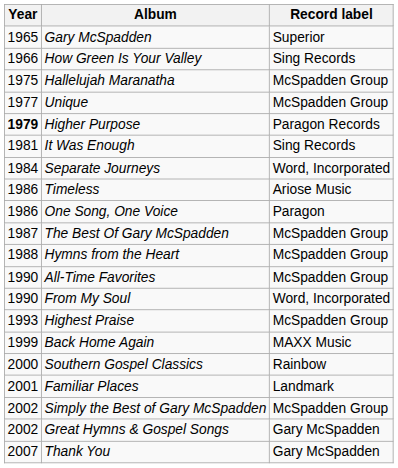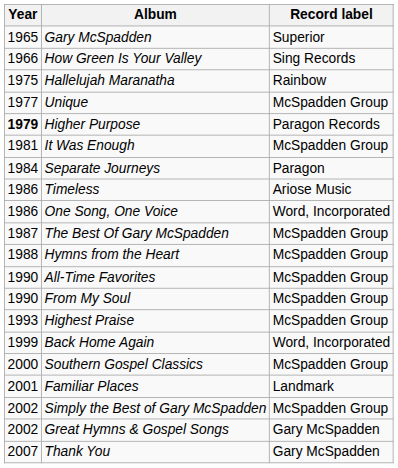(330, 80) McSpadden Group -> (299, 80) Rainbow
(314, 146) Sing Records -> (330, 146) McSpadden Group
(331, 168) Word, Incorporated -> (299, 168) Paragon
(299, 211) Paragon -> (331, 211) Word, Incorporated
(331, 299) Word, Incorporated -> (330, 299) McSpadden Group
(312, 342) MAXX Music -> (331, 342) Word, Incorporated
(299, 364) Rainbow -> (330, 364) McSpadden Group
